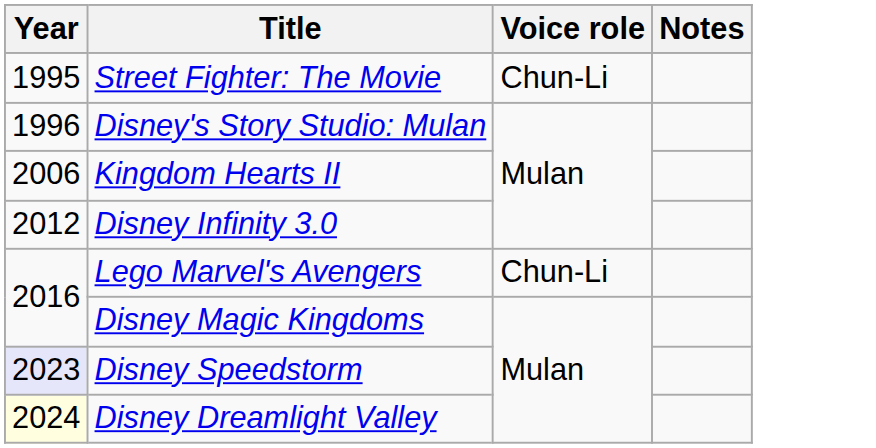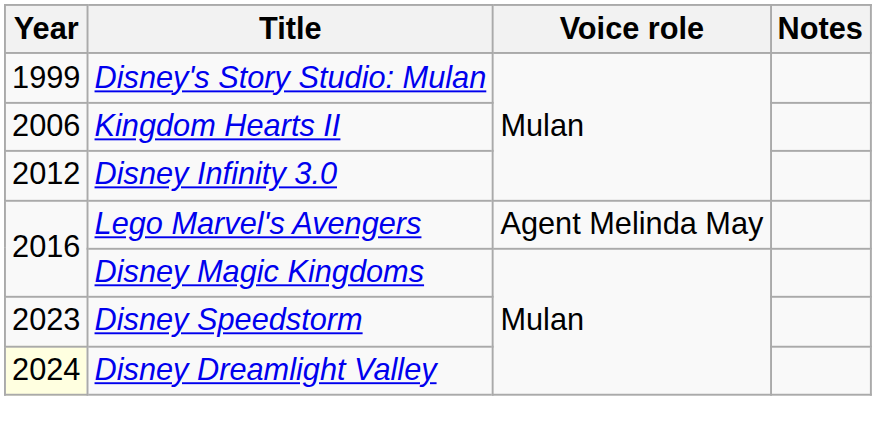- row: (268, 77)
(46, 126) 1996 -> (46, 77) 1999
(554, 272) Chun-Li -> (632, 223) Agent Melinda May
(46, 369) lavender background -> (46, 321) no background
